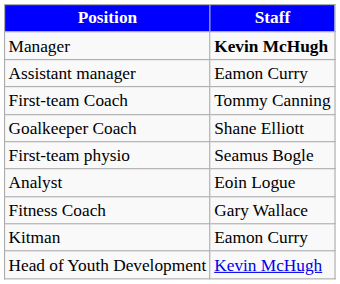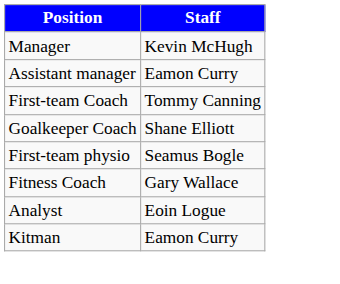(271, 45) bold -> (199, 45) normal
rows swapped: (35, 182) <-> (57, 210)
- row: (107, 264)
